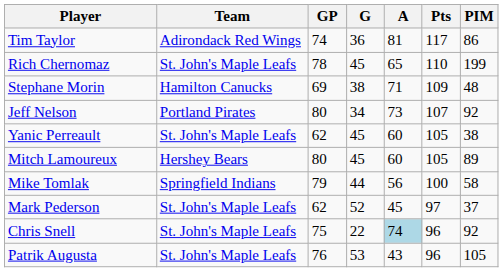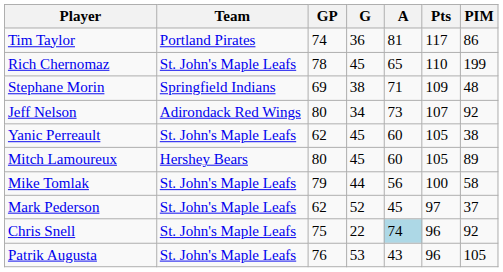(230, 40) Adirondack Red Wings -> (208, 40) Portland Pirates
(216, 87) Hamilton Canucks -> (218, 87) Springfield Indians
(208, 111) Portland Pirates -> (230, 111) Adirondack Red Wings
(218, 183) Springfield Indians -> (228, 183) St. John's Maple Leafs
